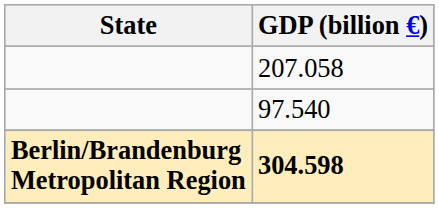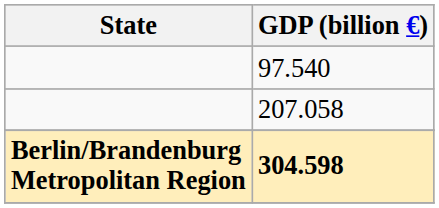rows swapped: (301, 67) <-> (294, 109)
